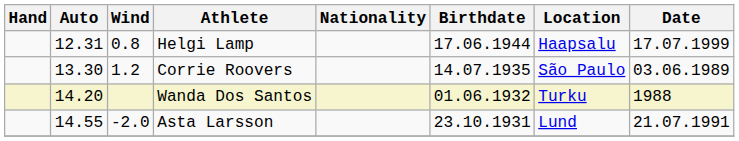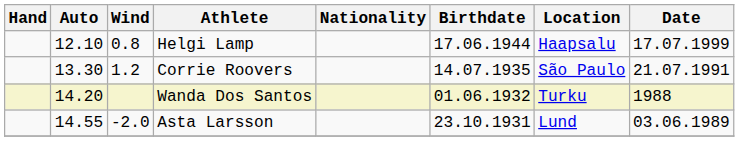(79, 44) 12.31 -> (79, 44) 12.10
(681, 70) 03.06.1989 -> (681, 70) 21.07.1991
(681, 123) 21.07.1991 -> (681, 123) 03.06.1989
